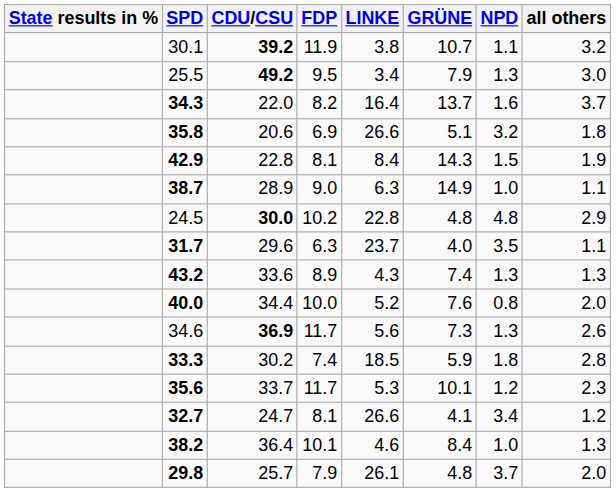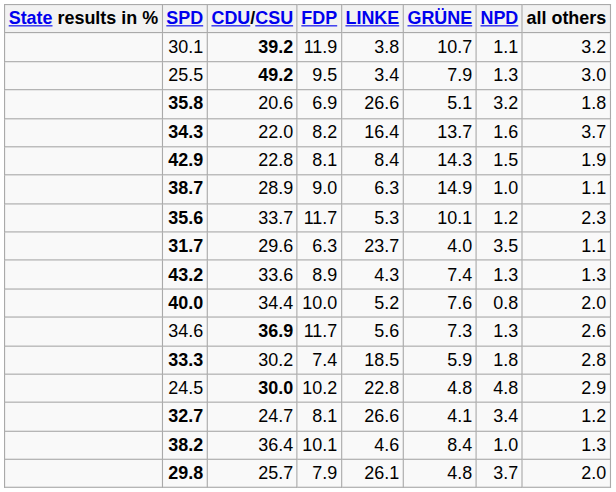rows swapped: (186, 103) <-> (186, 132)
rows swapped: (186, 388) <-> (186, 217)
